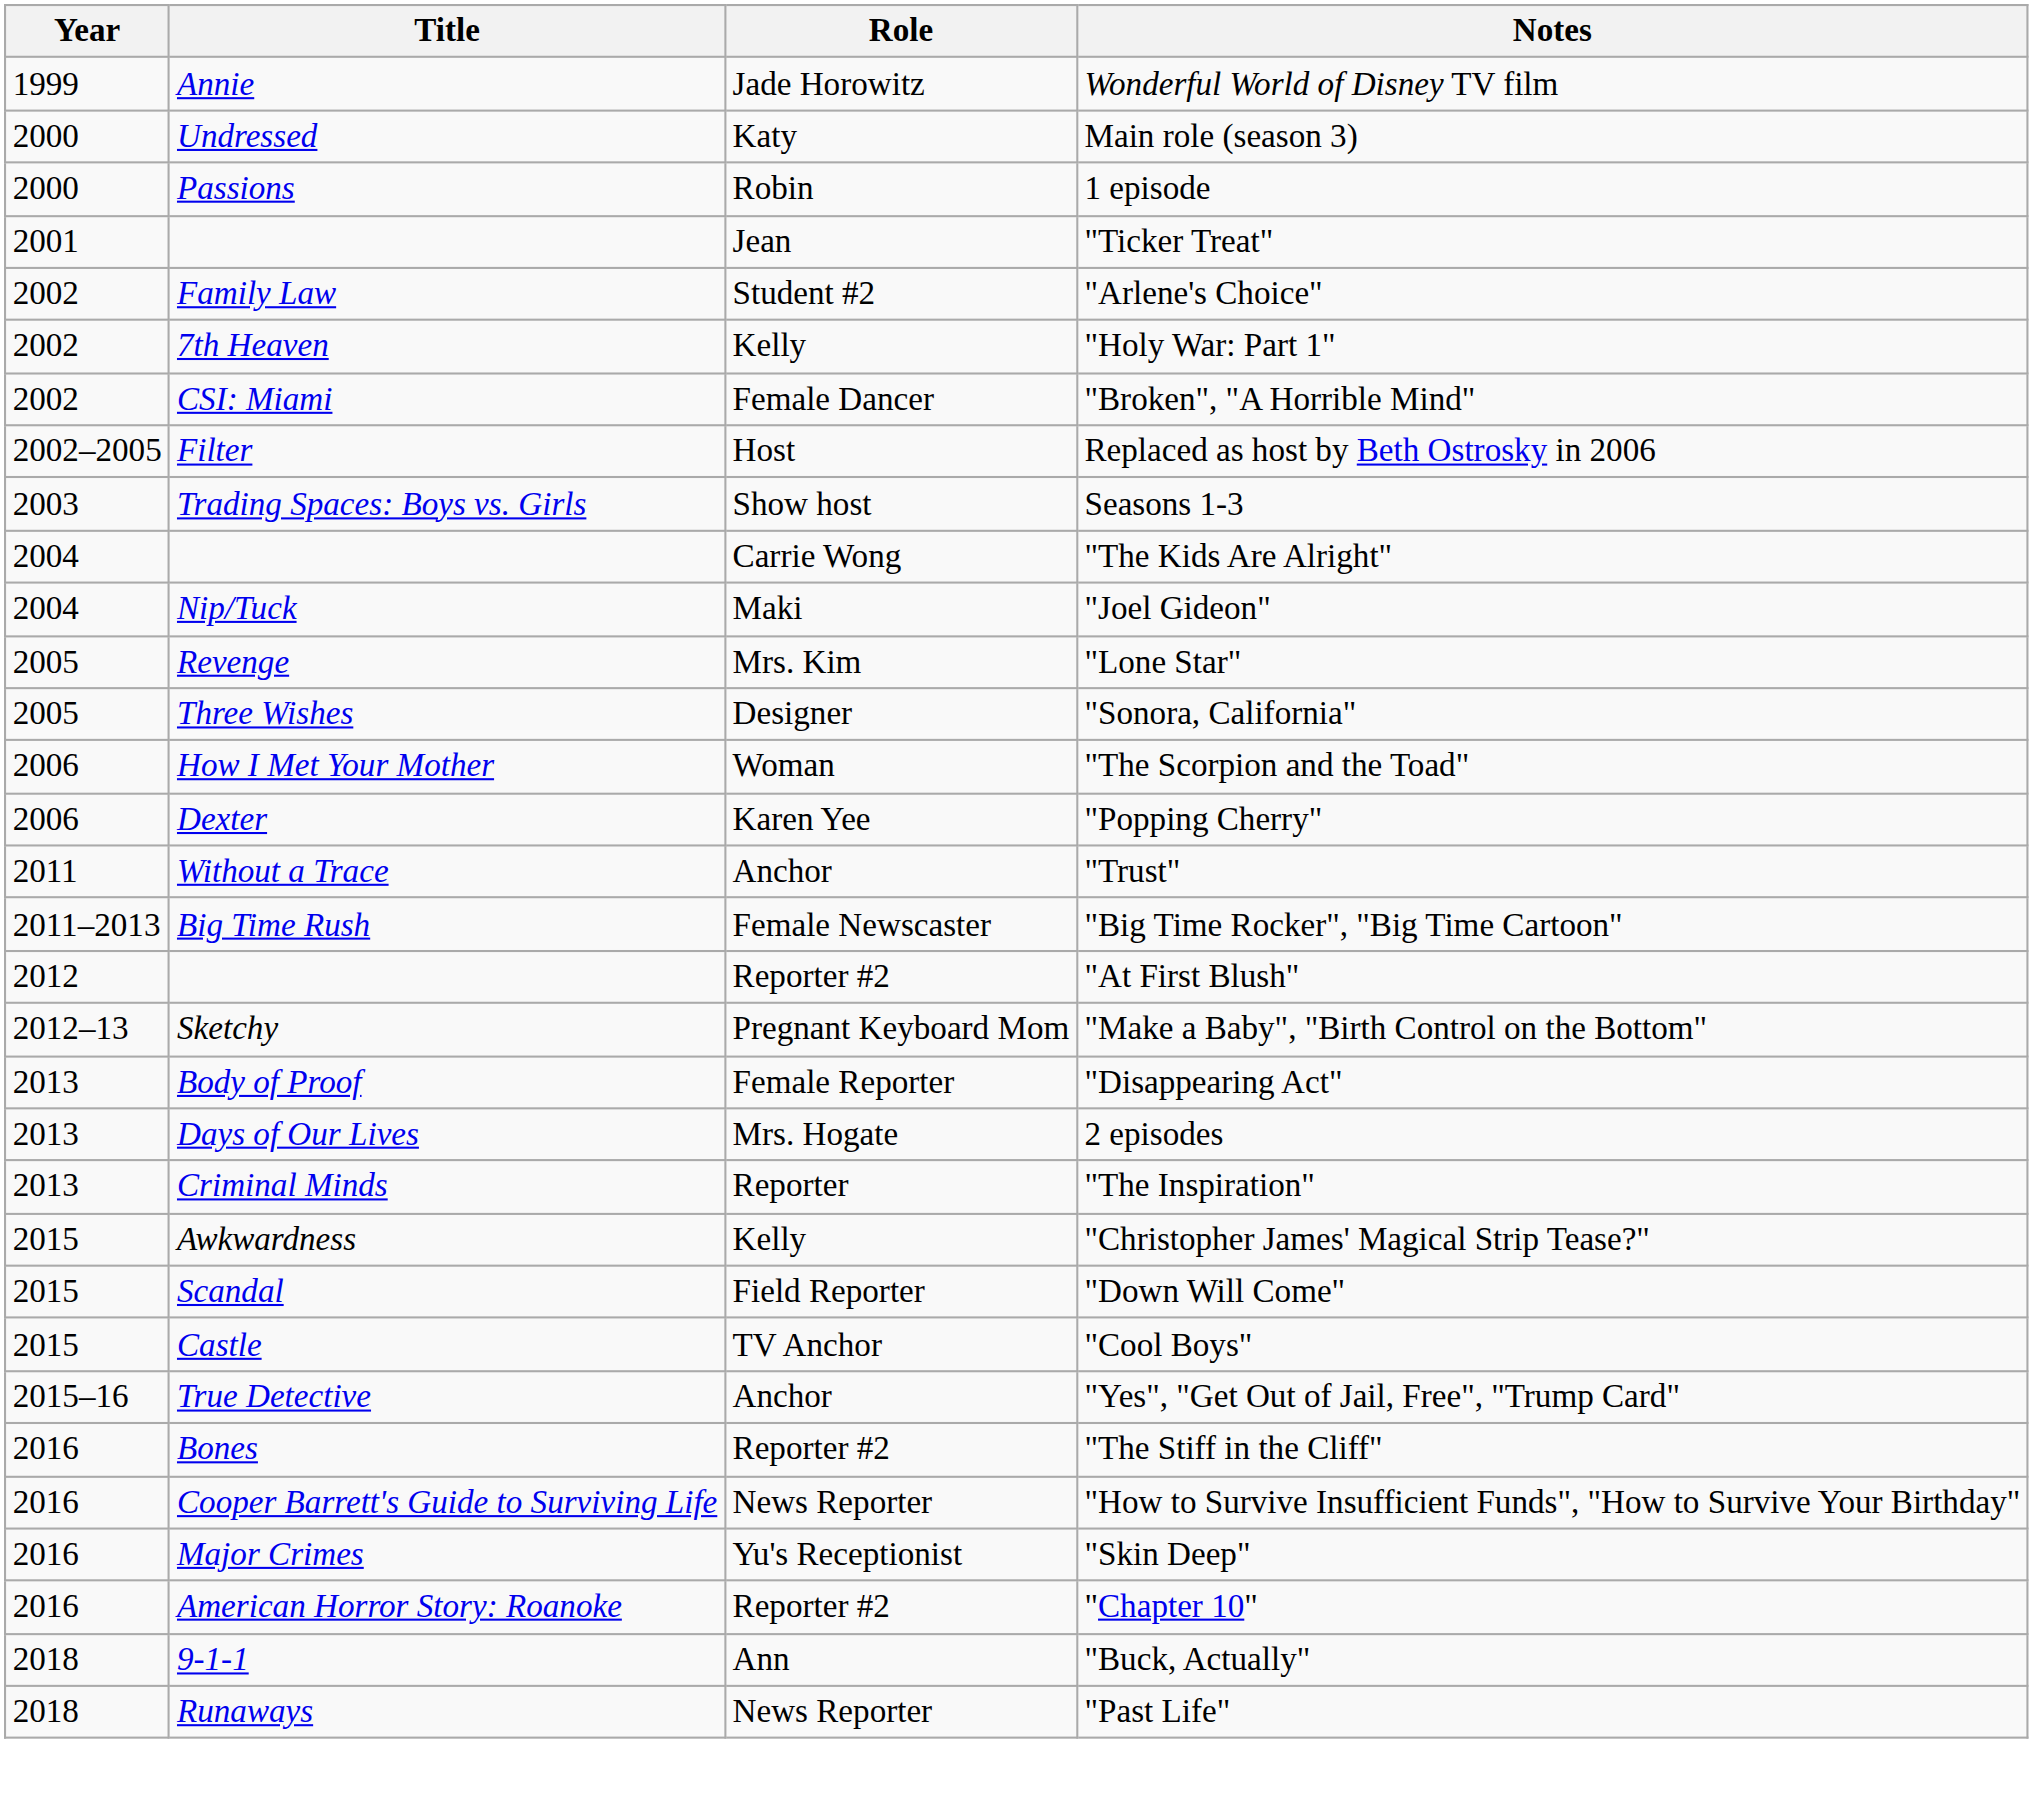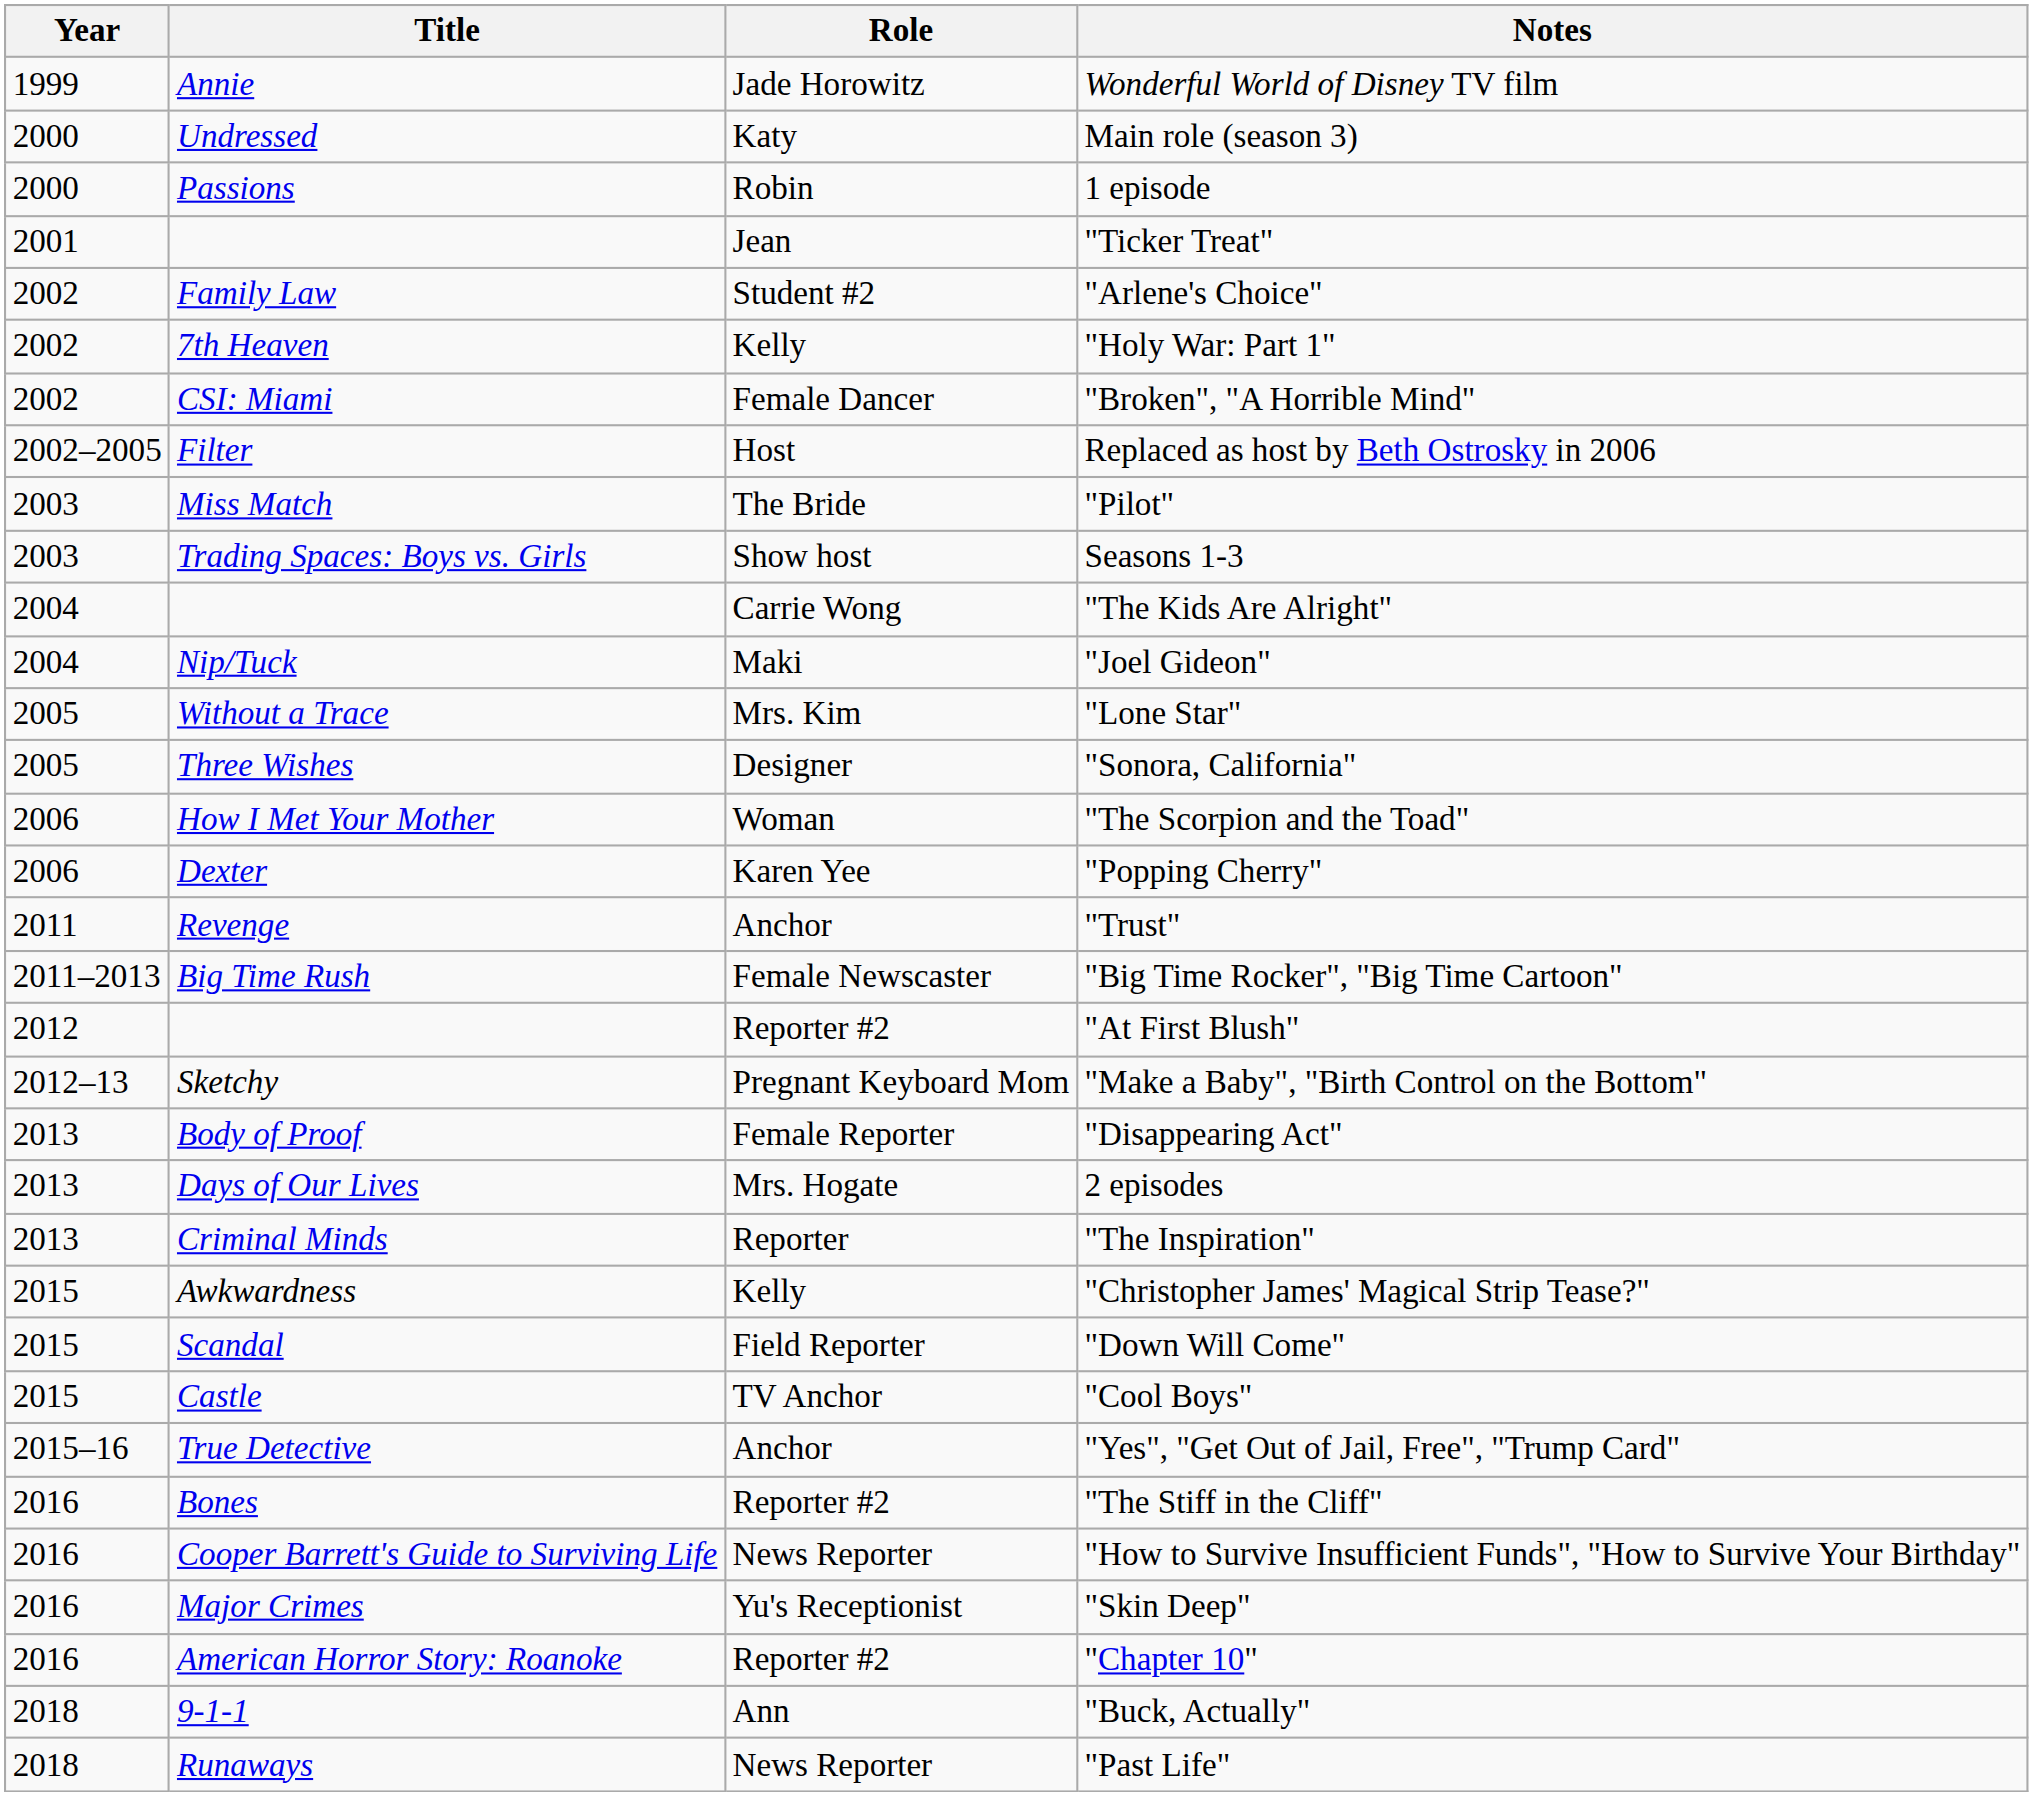+ row: (1129, 503)
(233, 661) Revenge -> (283, 713) Without a Trace
(283, 871) Without a Trace -> (233, 923) Revenge
